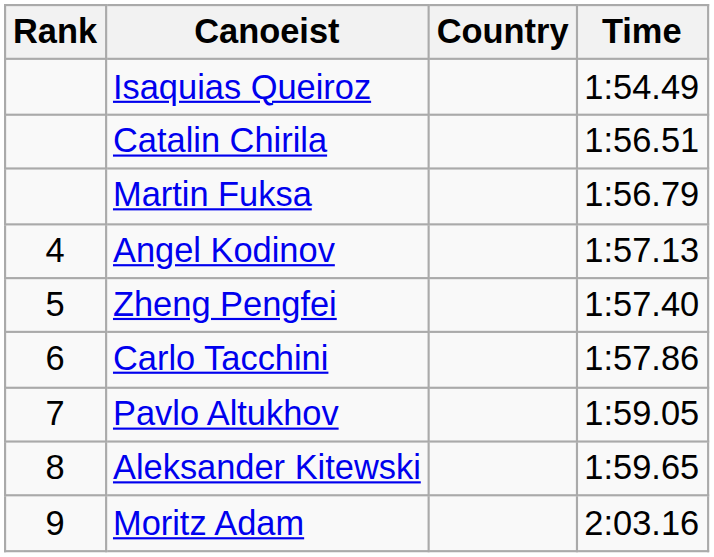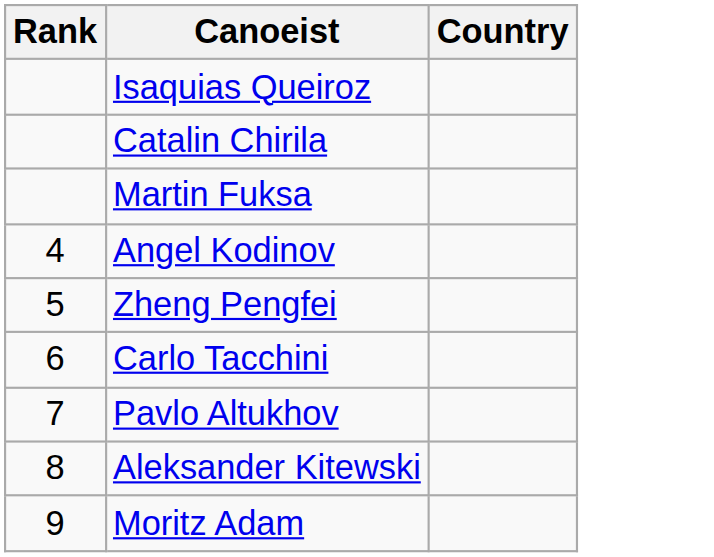- column: (642, 31)
